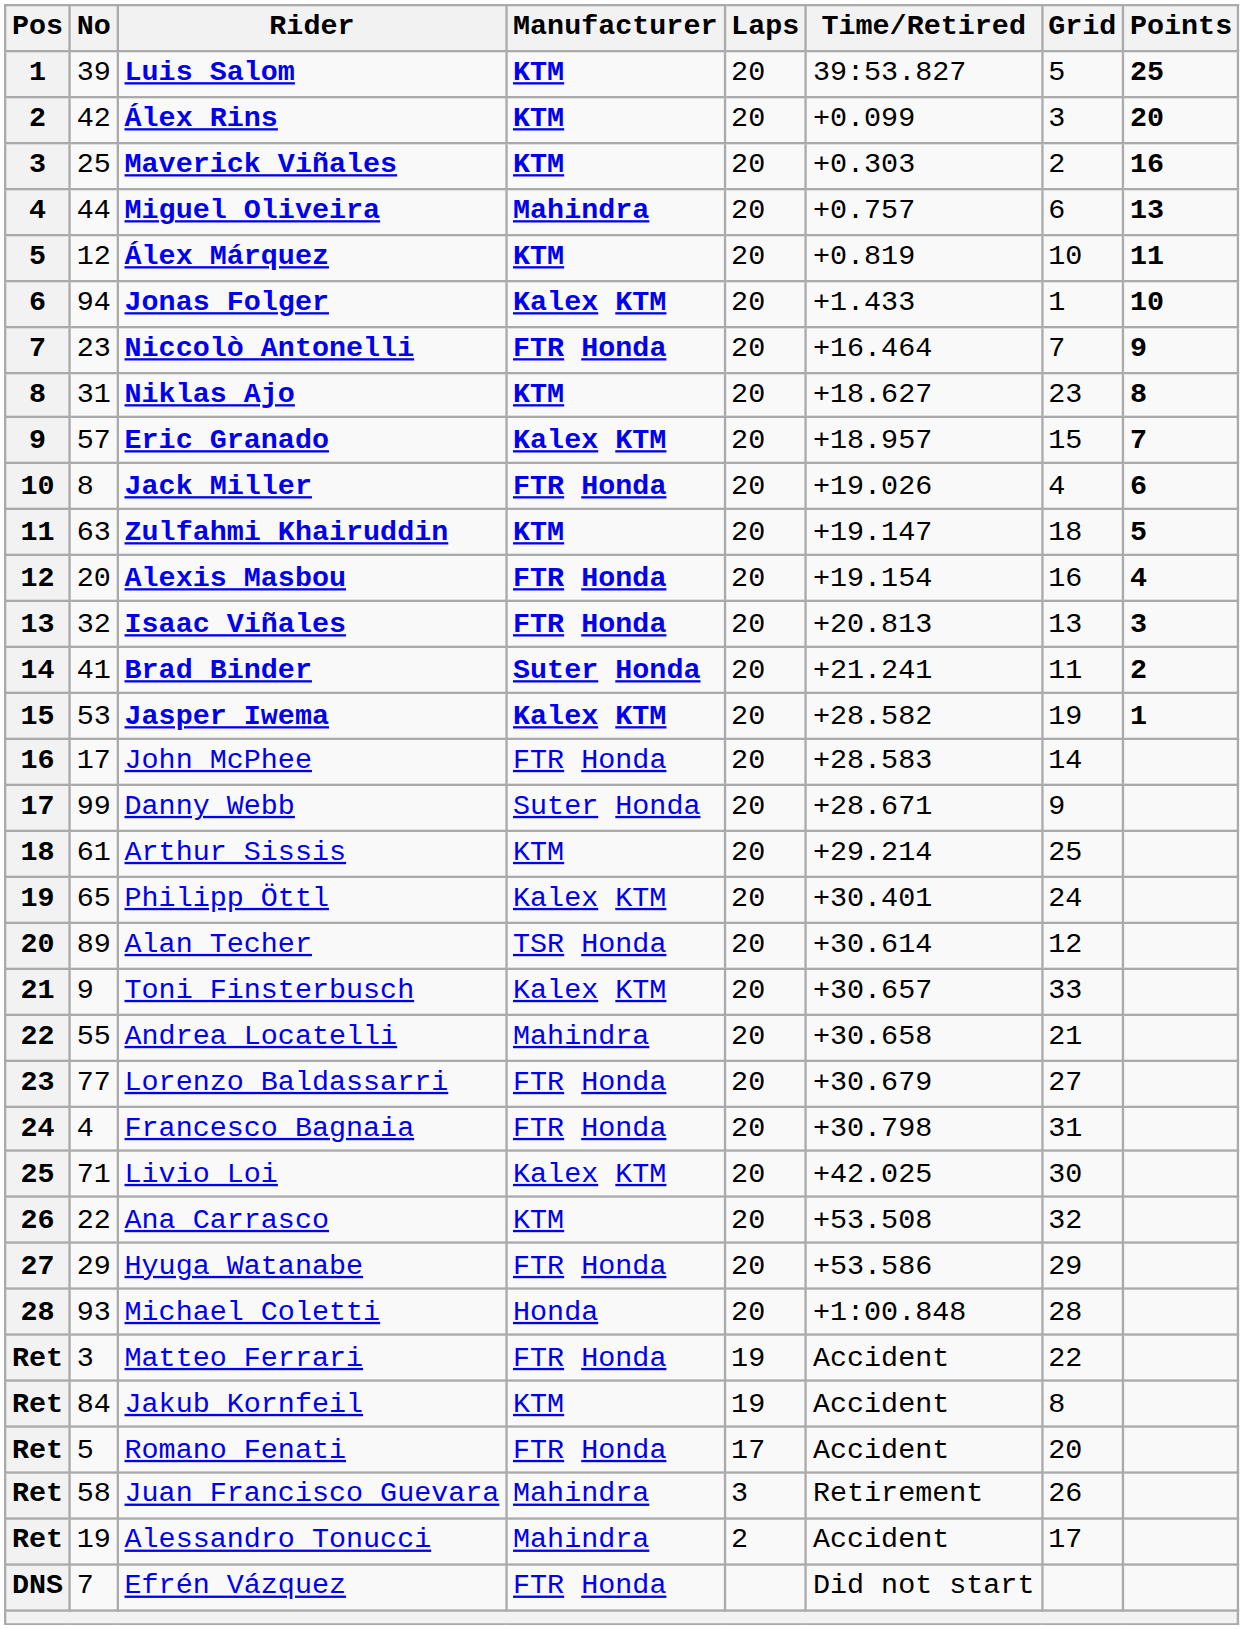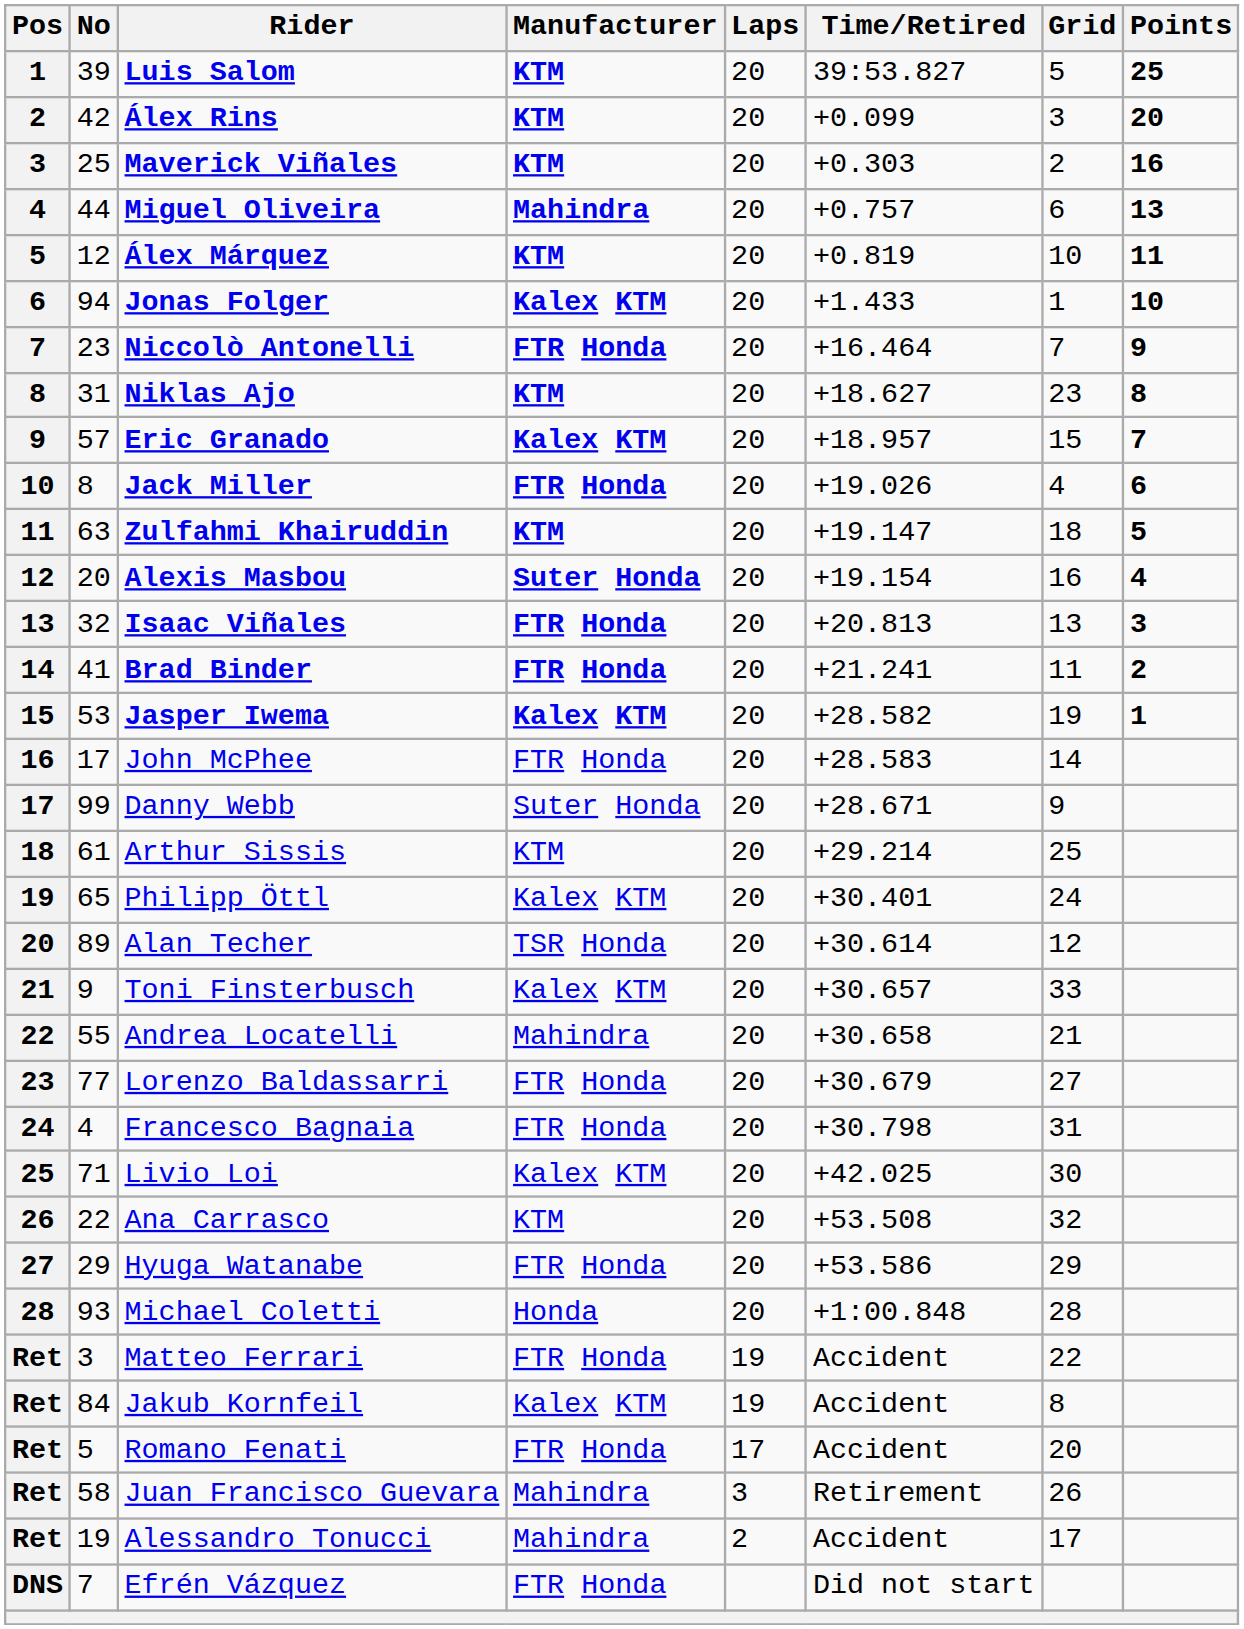(590, 579) FTR Honda -> (607, 579) Suter Honda
(607, 670) Suter Honda -> (590, 670) FTR Honda
(539, 1404) KTM -> (590, 1404) Kalex KTM
